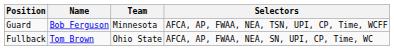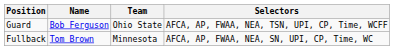(135, 25) Minnesota -> (137, 25) Ohio State
(137, 38) Ohio State -> (135, 38) Minnesota
